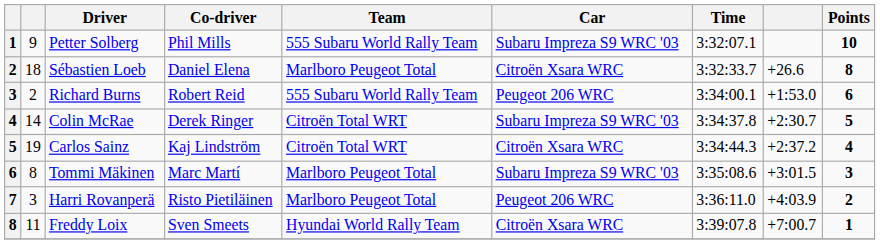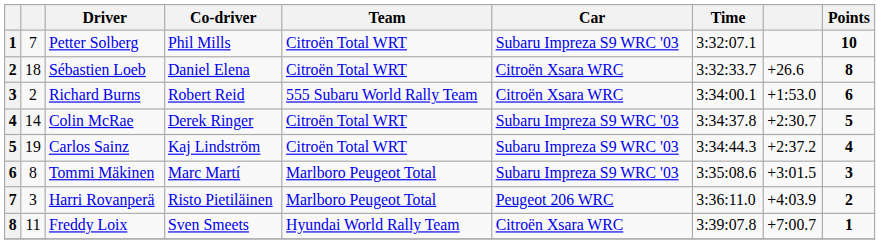(33, 43) 9 -> (33, 43) 7
(382, 43) 555 Subaru World Rally Team -> (347, 43) Citroën Total WRT
(361, 69) Marlboro Peugeot Total -> (347, 69) Citroën Total WRT
(555, 95) Peugeot 206 WRC -> (559, 95) Citroën Xsara WRC
(559, 147) Citroën Xsara WRC -> (587, 147) Subaru Impreza S9 WRC '03
